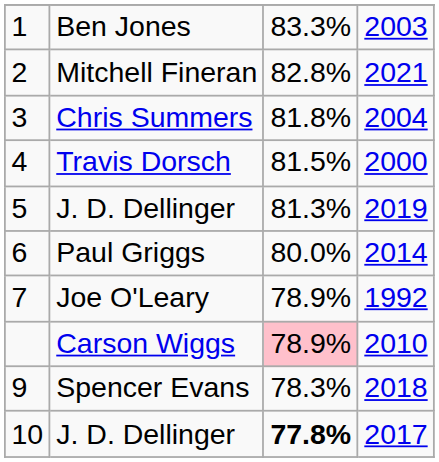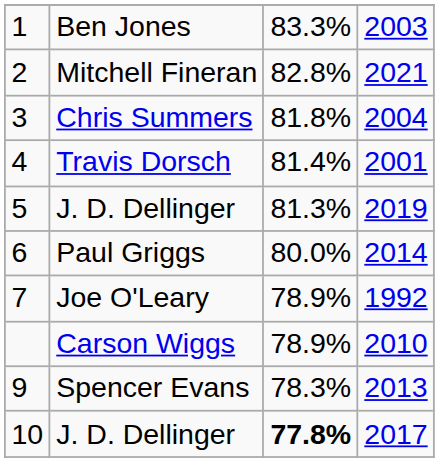(311, 162) 81.5% -> (311, 162) 81.4%
(396, 162) 2000 -> (396, 162) 2001
(311, 343) pink background -> (311, 343) no background
(396, 388) 2018 -> (396, 388) 2013
